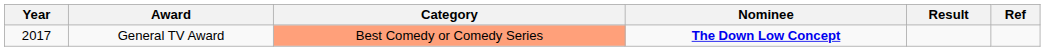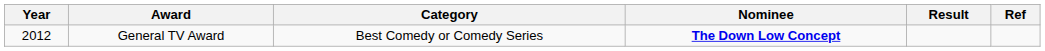(36, 35) 2017 -> (36, 35) 2012
(449, 35) lightsalmon background -> (449, 35) no background
